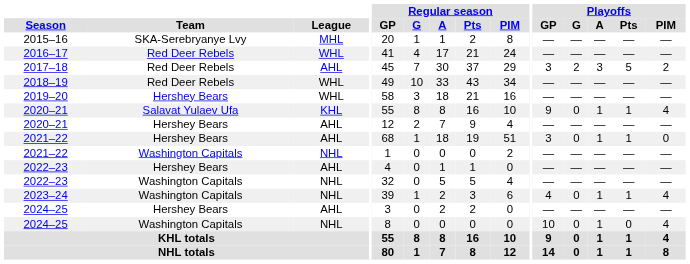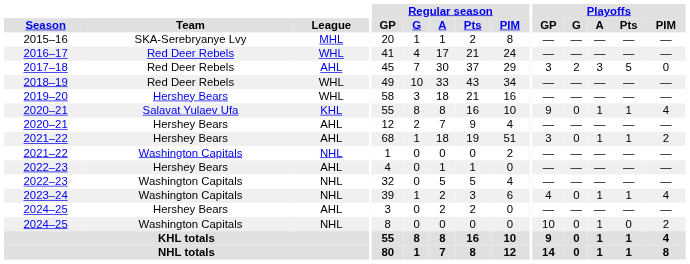(666, 68) 2 -> (666, 68) 0
(666, 139) 0 -> (666, 139) 2
(666, 224) 4 -> (666, 224) 2
